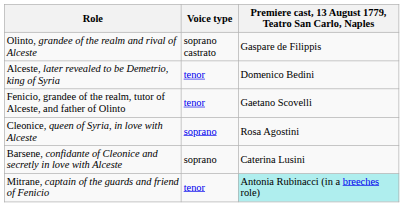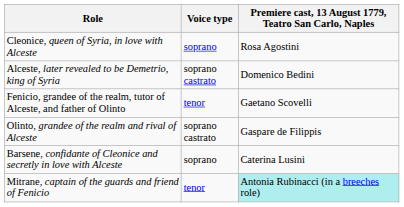rows swapped: (85, 131) <-> (91, 46)
(194, 74) tenor -> (200, 74) soprano castrato
